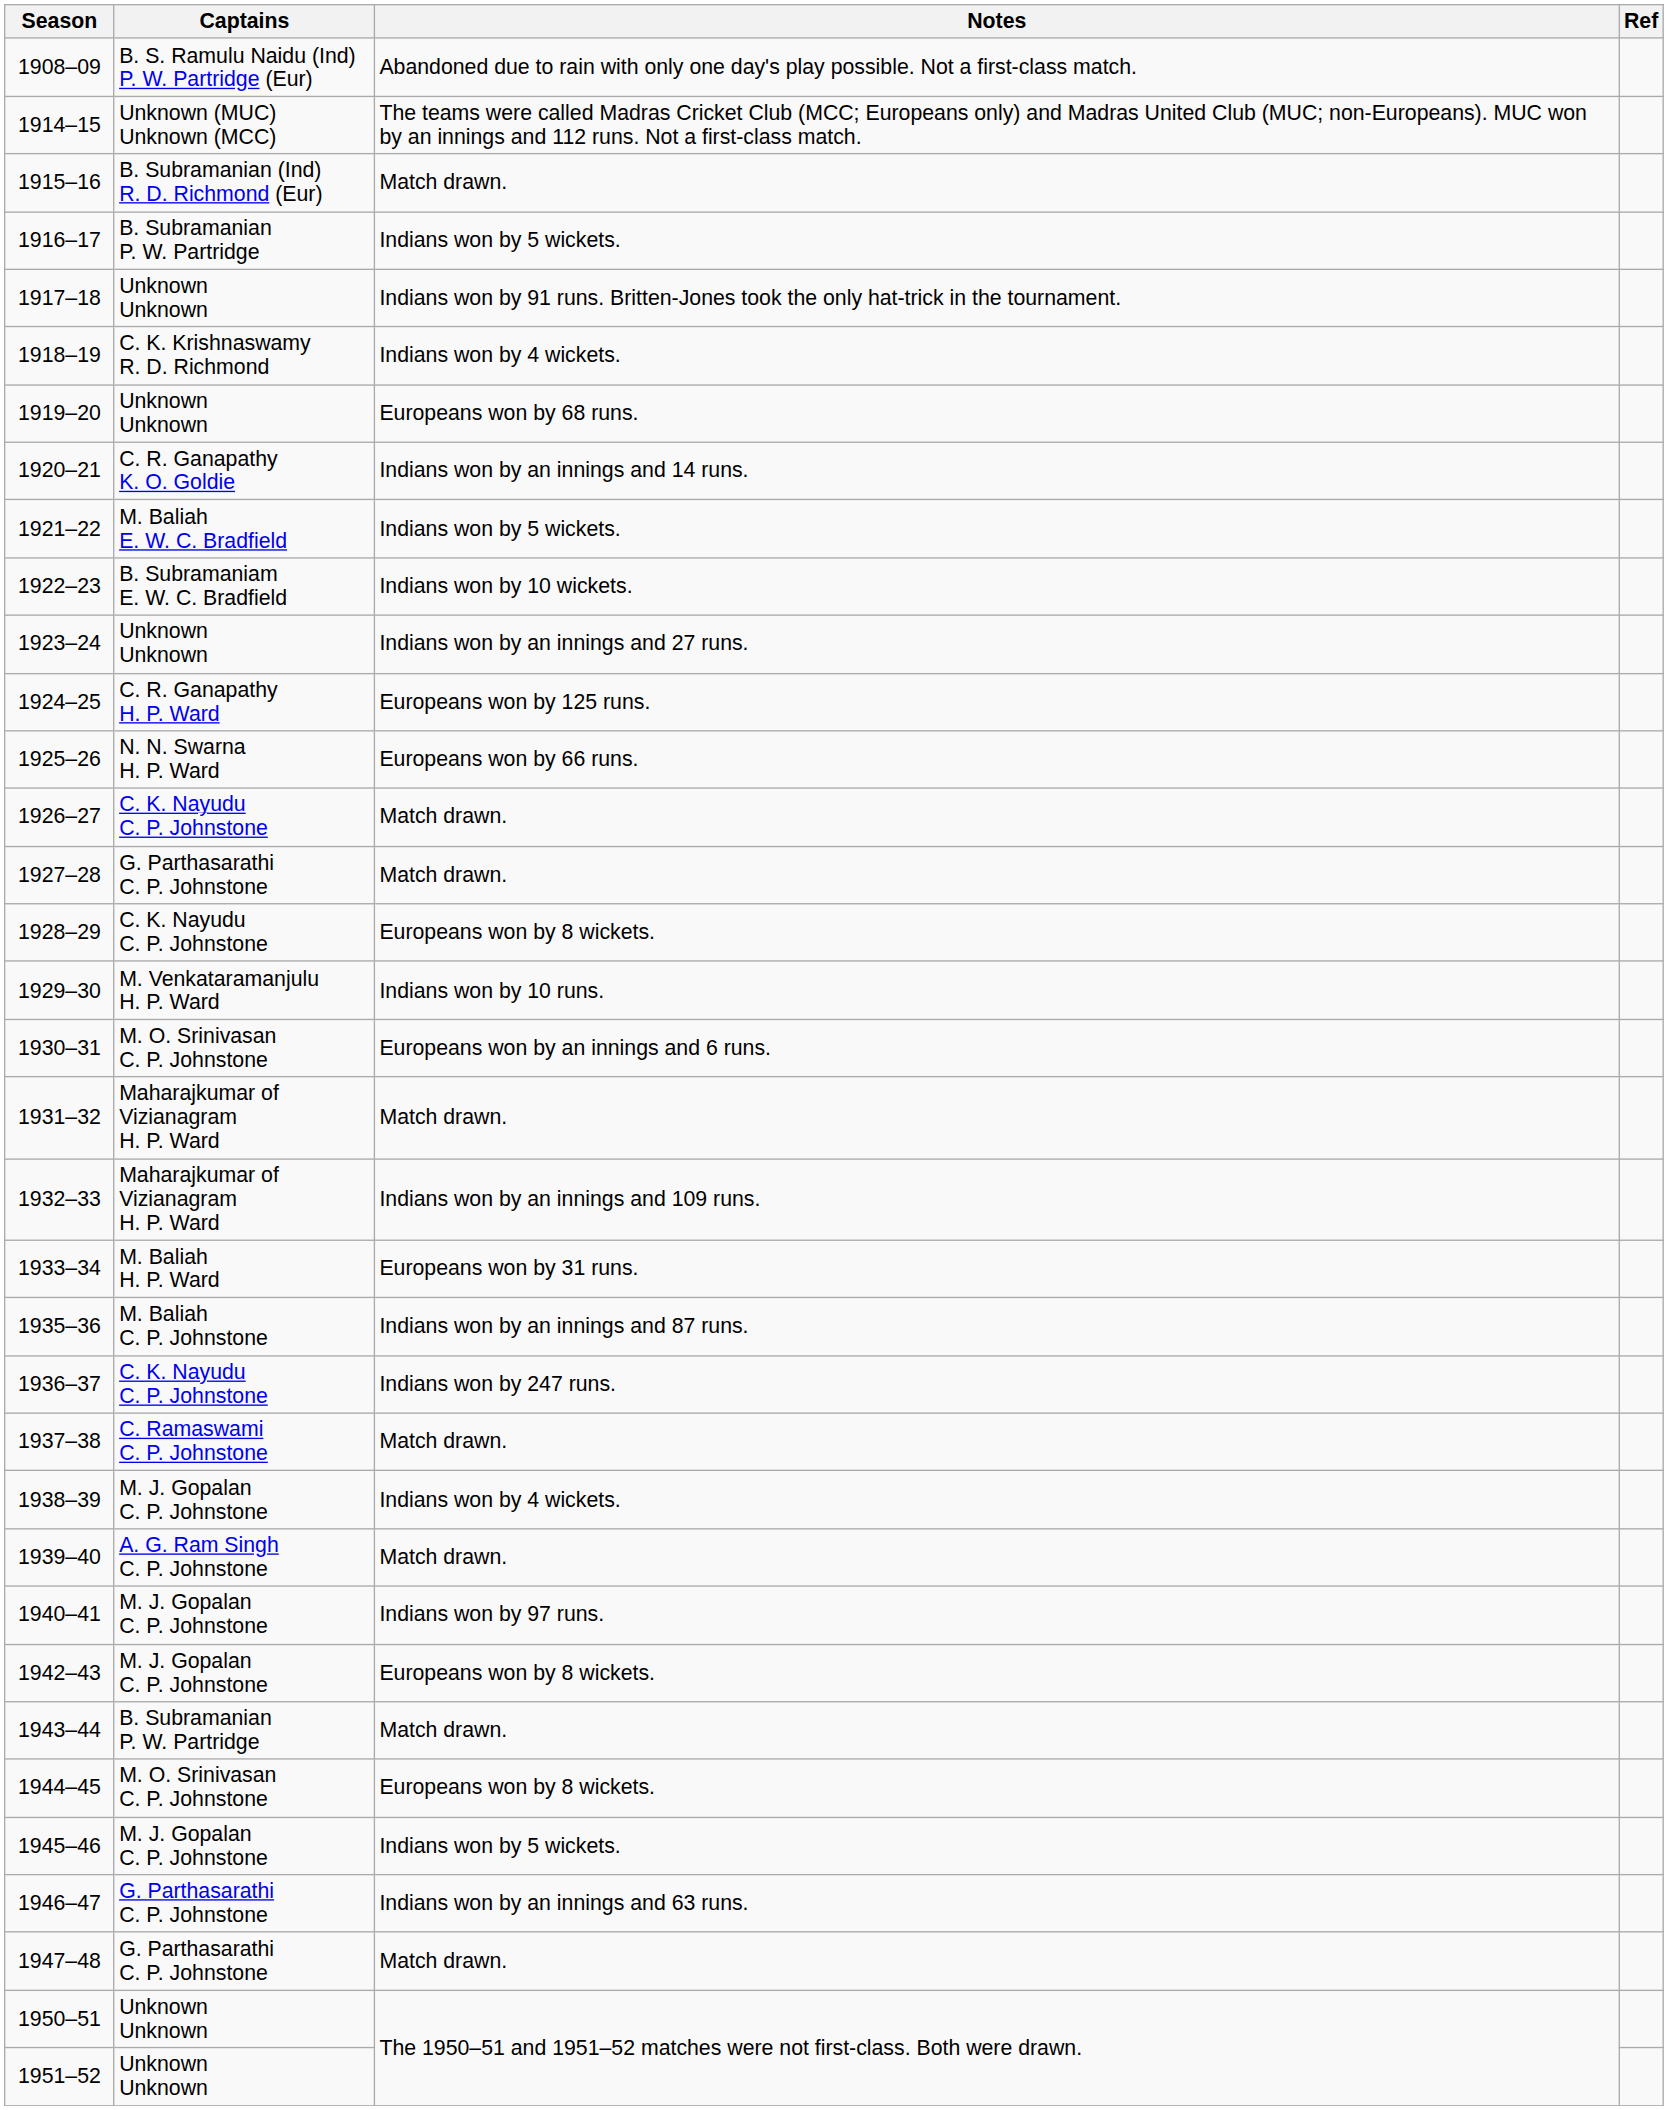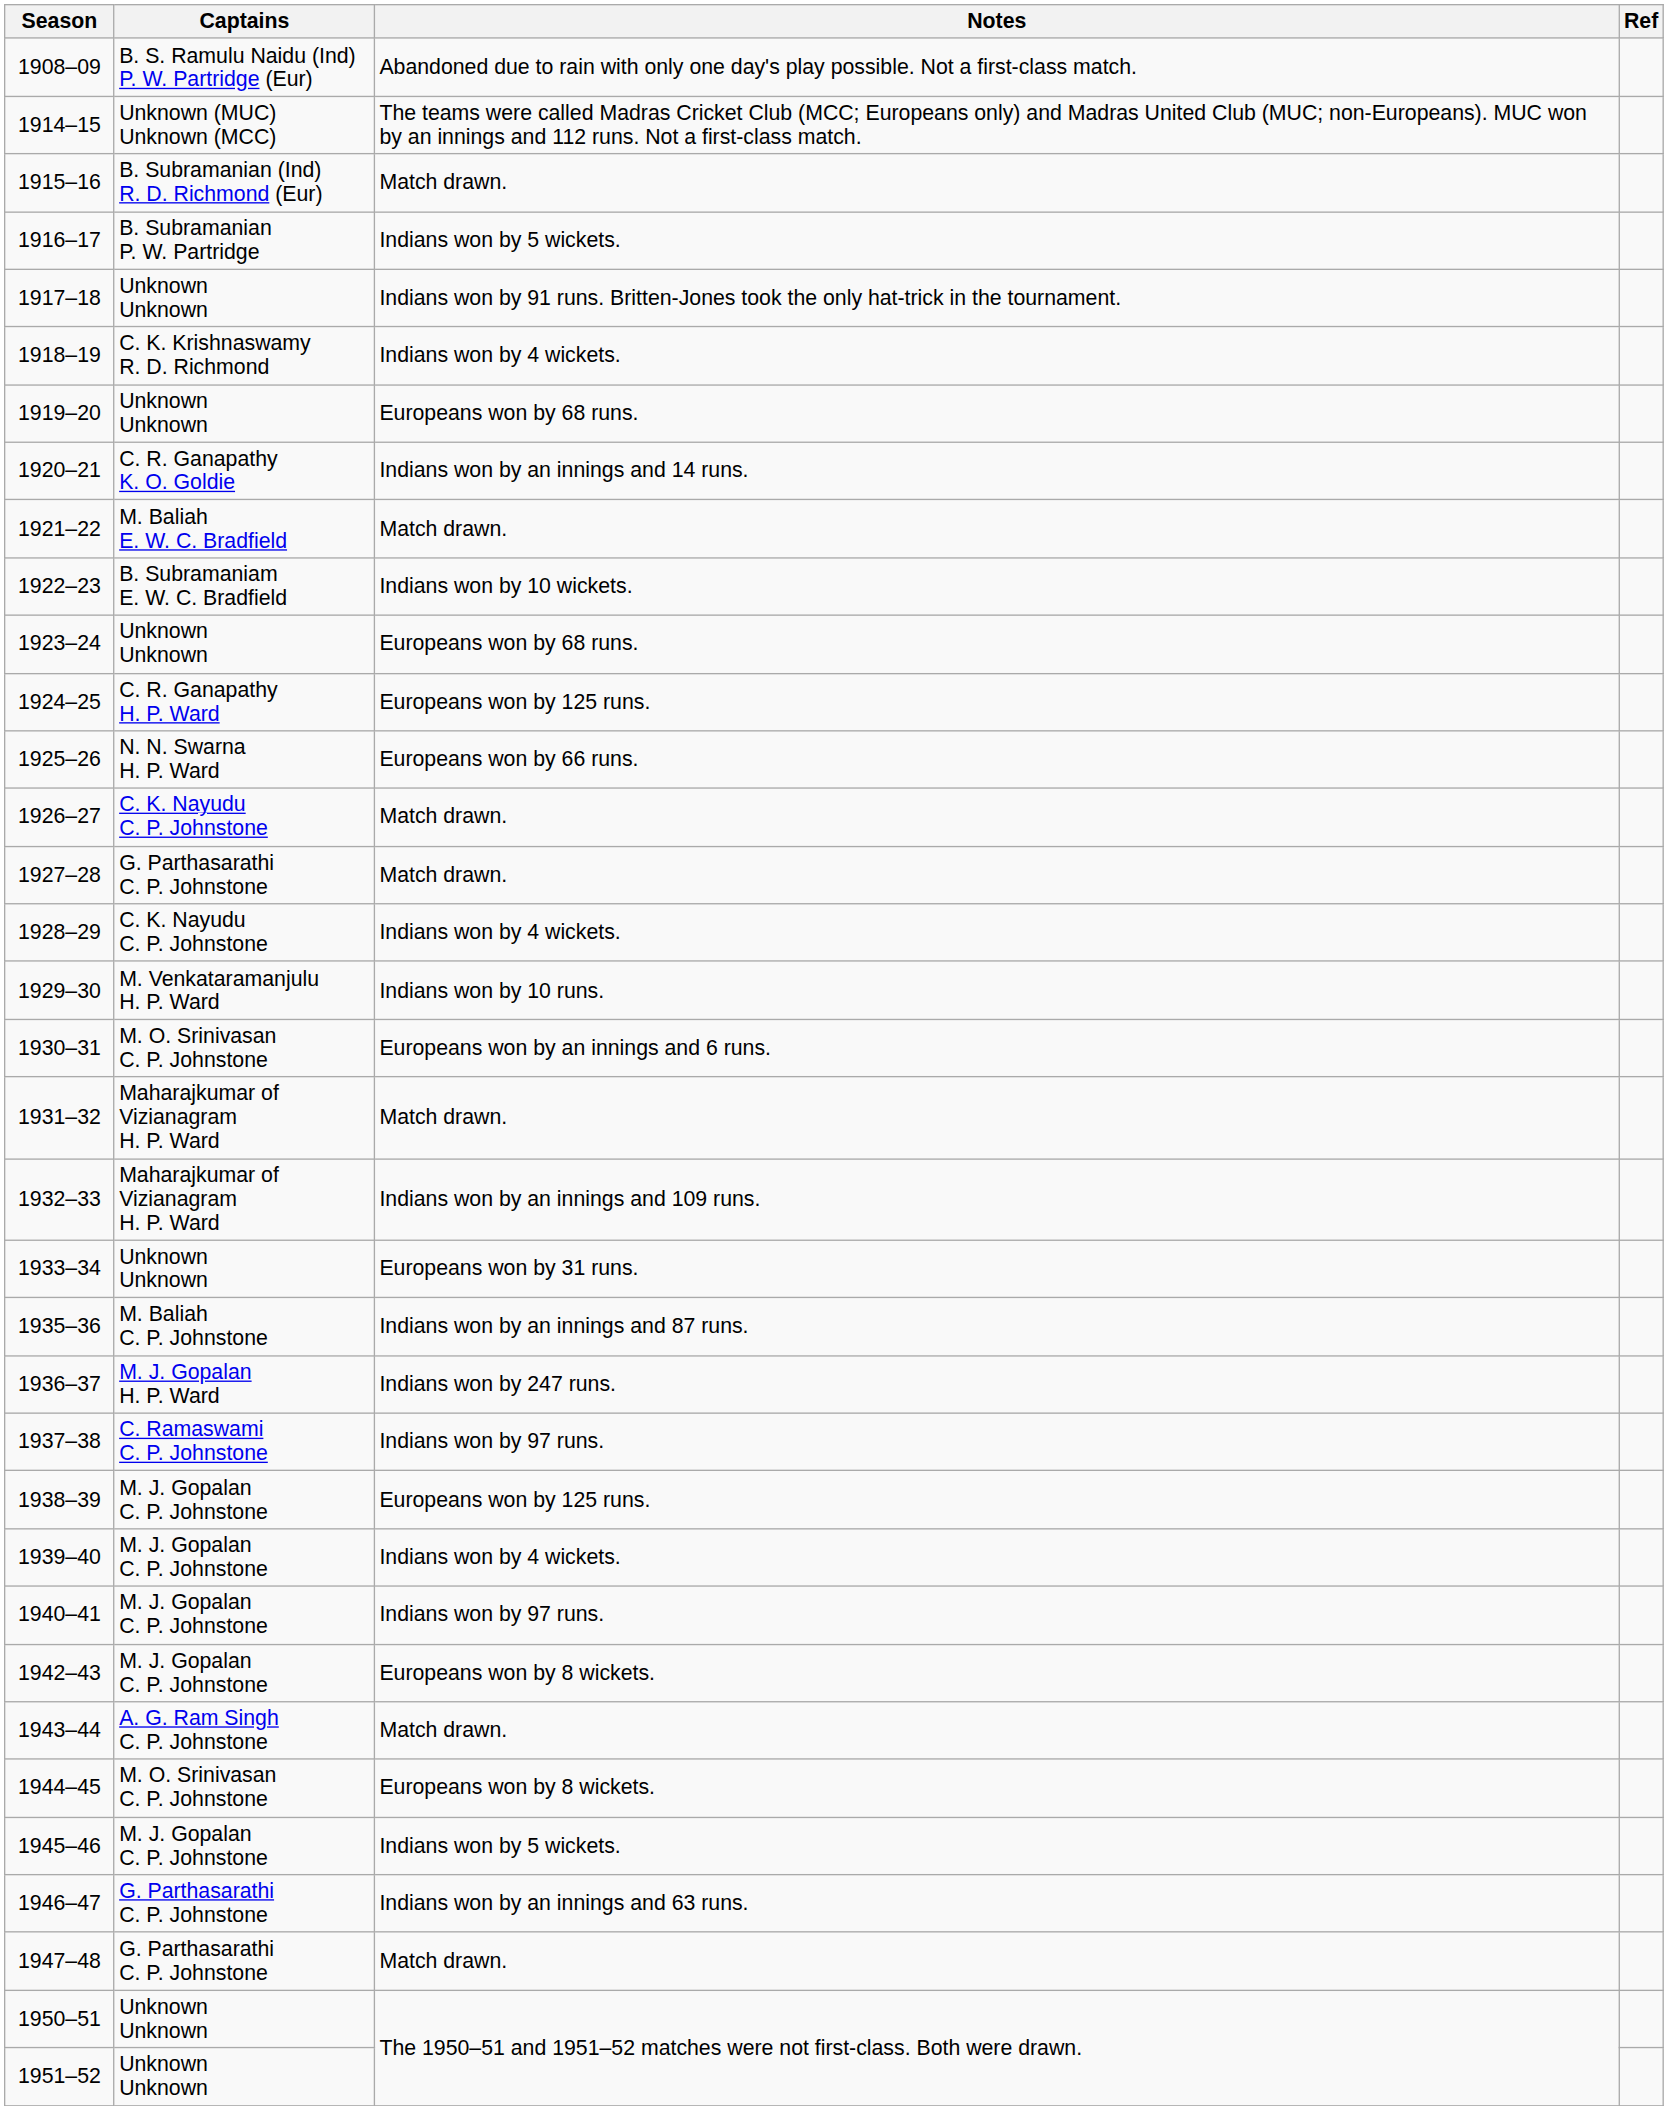(500, 528) Indians won by 5 wickets. -> (443, 528) Match drawn.
(564, 643) Indians won by an innings and 27 runs. -> (509, 643) Europeans won by 68 runs.
(517, 932) Europeans won by 8 wickets. -> (500, 932) Indians won by 4 wickets.
(169, 1268) M. Baliah H. P. Ward -> (163, 1268) Unknown Unknown
(193, 1384) C. K. Nayudu C. P. Johnstone -> (185, 1384) M. J. Gopalan H. P. Ward
(443, 1441) Match drawn. -> (492, 1441) Indians won by 97 runs.
(500, 1499) Indians won by 4 wickets. -> (515, 1499) Europeans won by 125 runs.
(199, 1557) A. G. Ram Singh C. P. Johnstone -> (193, 1557) M. J. Gopalan C. P. Johnstone
(443, 1557) Match drawn. -> (500, 1557) Indians won by 4 wickets.
(195, 1730) B. Subramanian P. W. Partridge -> (199, 1730) A. G. Ram Singh C. P. Johnstone
